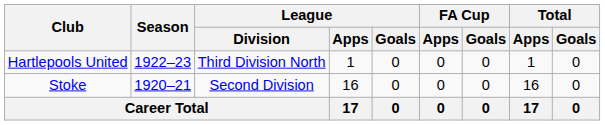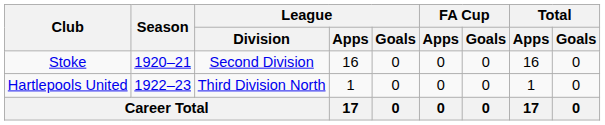rows swapped: (68, 85) <-> (68, 62)
